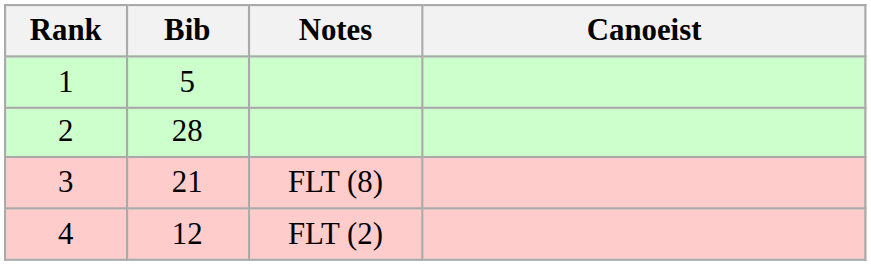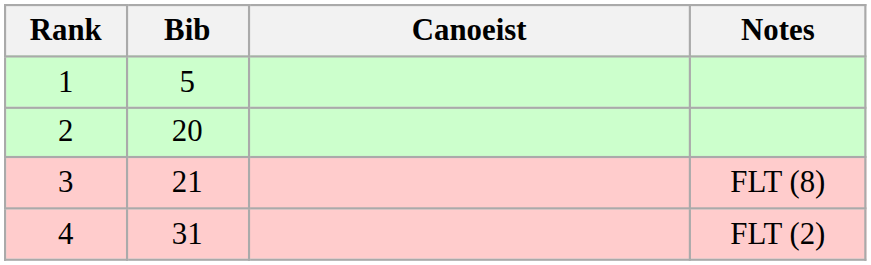columns swapped: (644, 30) <-> (335, 30)
(187, 131) 28 -> (187, 131) 20
(187, 233) 12 -> (187, 233) 31
